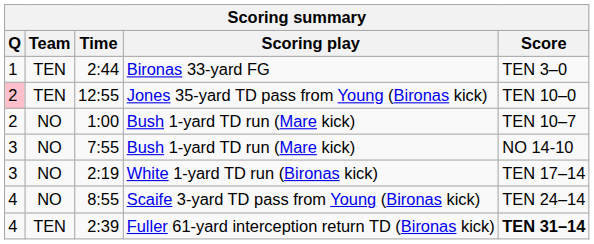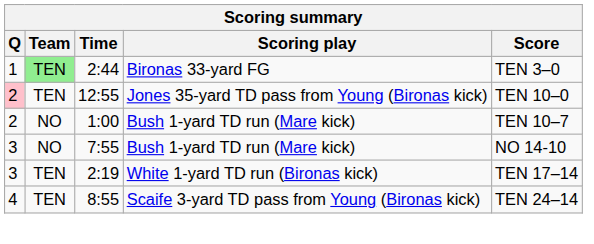(50, 70) no background -> (50, 70) lightgreen background
(50, 174) NO -> (50, 174) TEN
(50, 200) NO -> (50, 200) TEN
- row: (103, 226)
